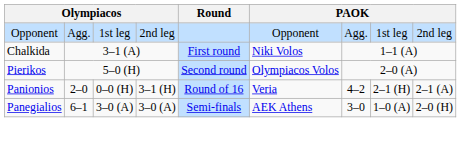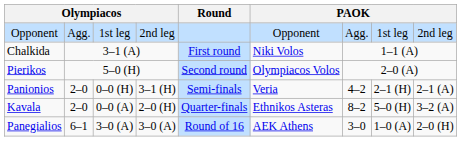(214, 88) Round of 16 -> (214, 88) Semi-finals
+ row: (24, 107)
(214, 107) Semi-finals -> (214, 126) Round of 16
